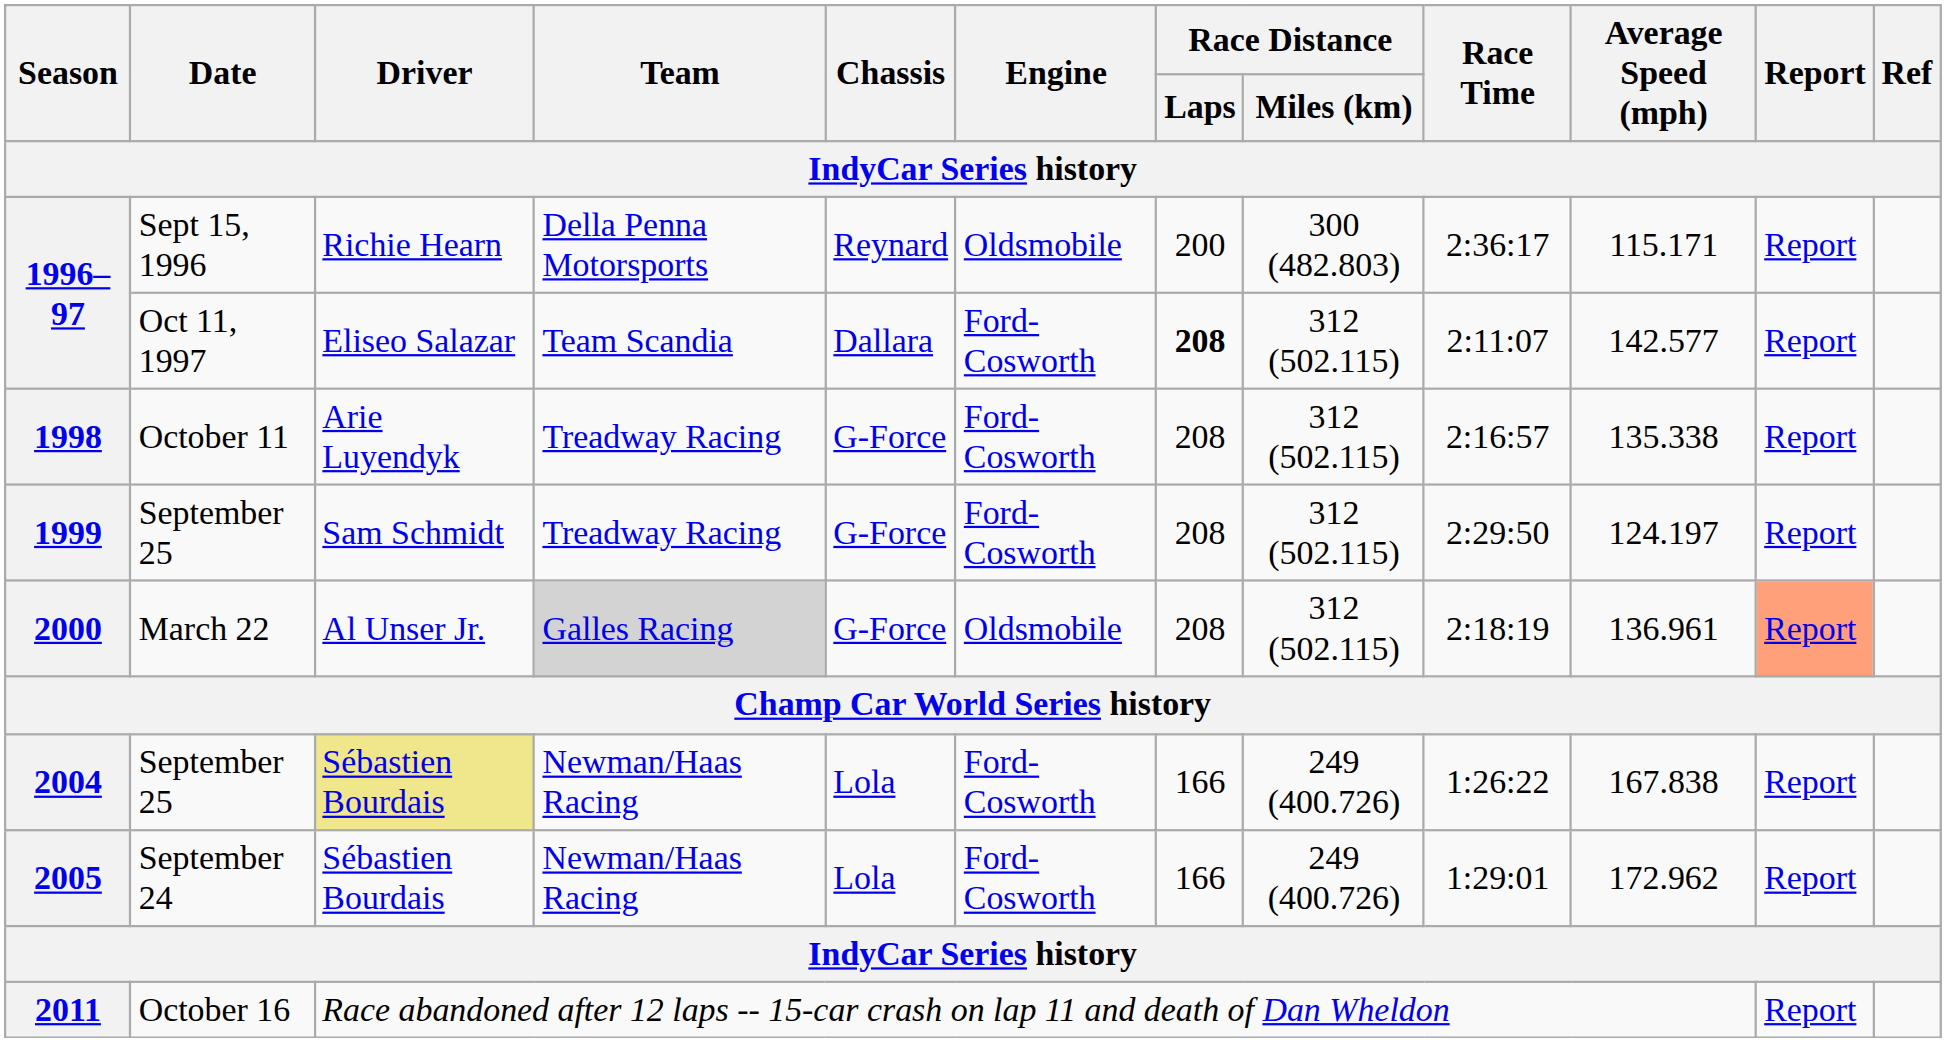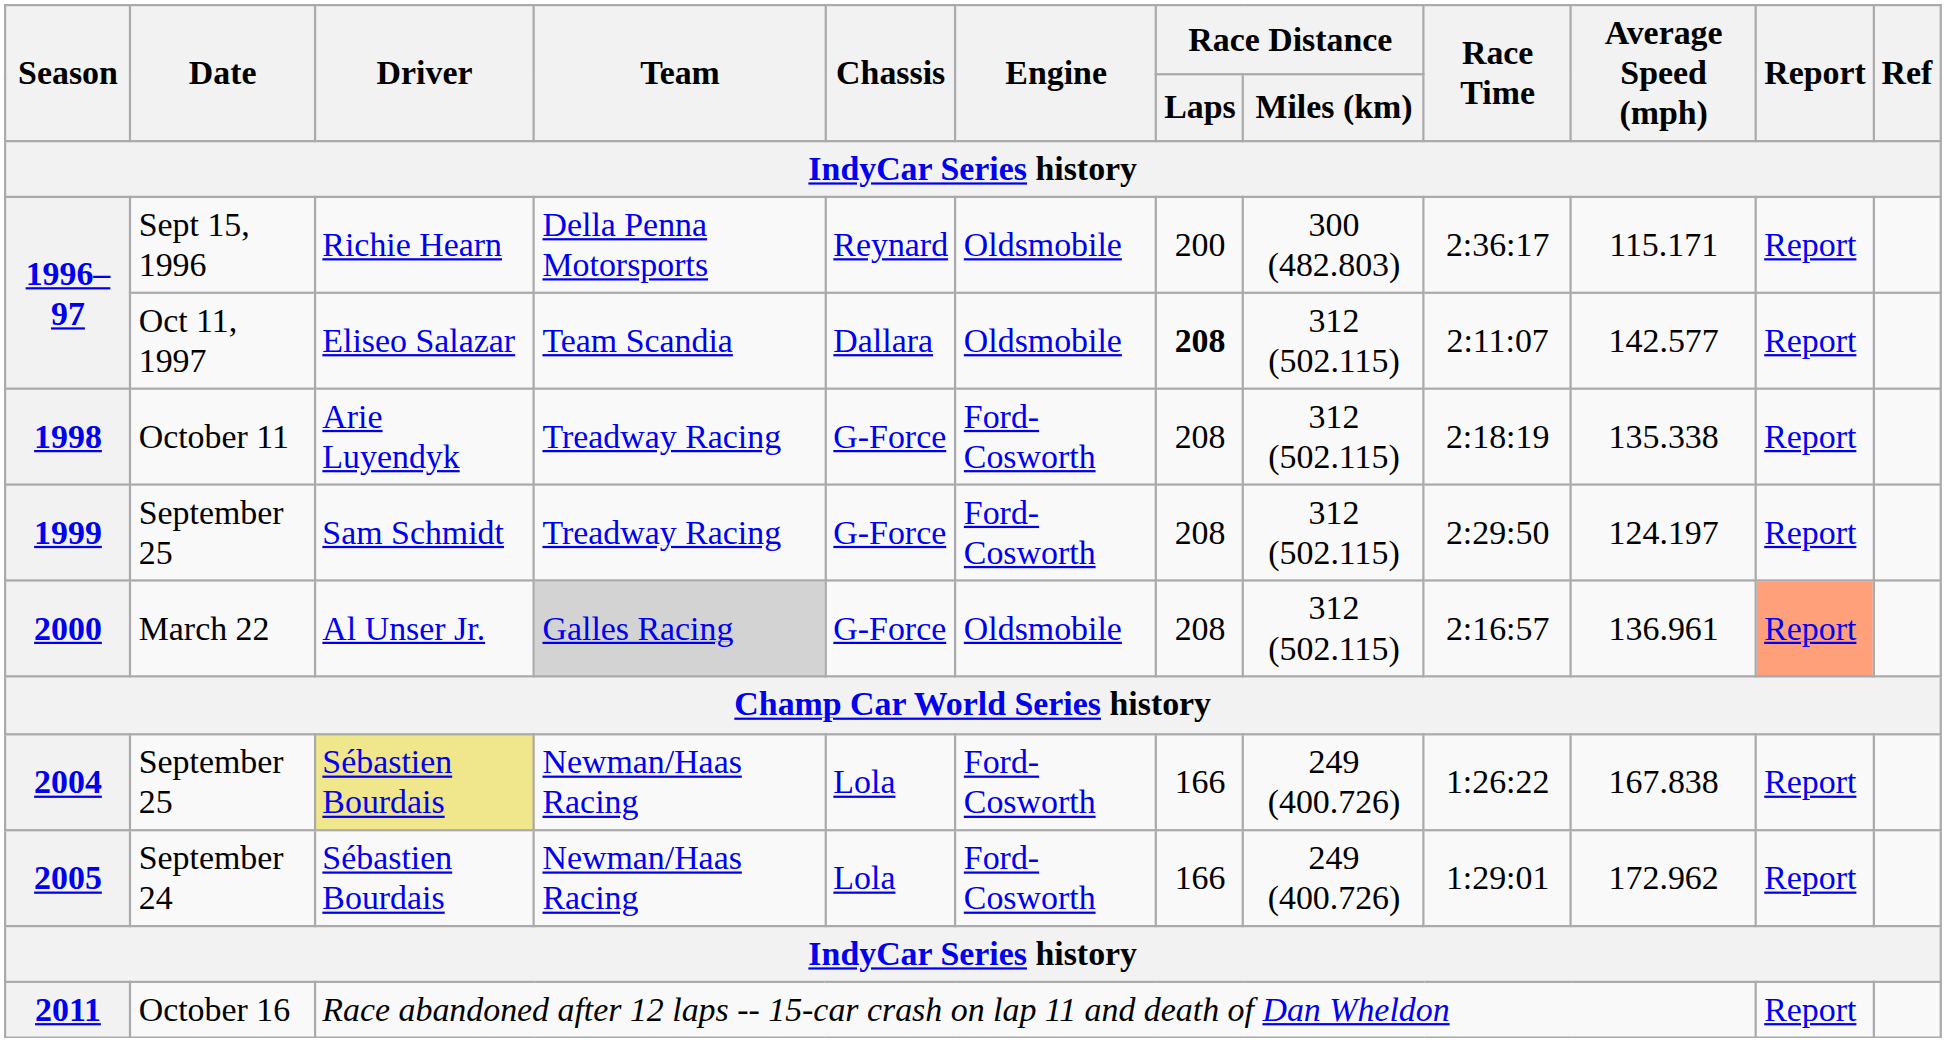(1030, 340) Ford-Cosworth -> (1043, 340) Oldsmobile
(1498, 436) 2:16:57 -> (1498, 436) 2:18:19
(1498, 628) 2:18:19 -> (1498, 628) 2:16:57
